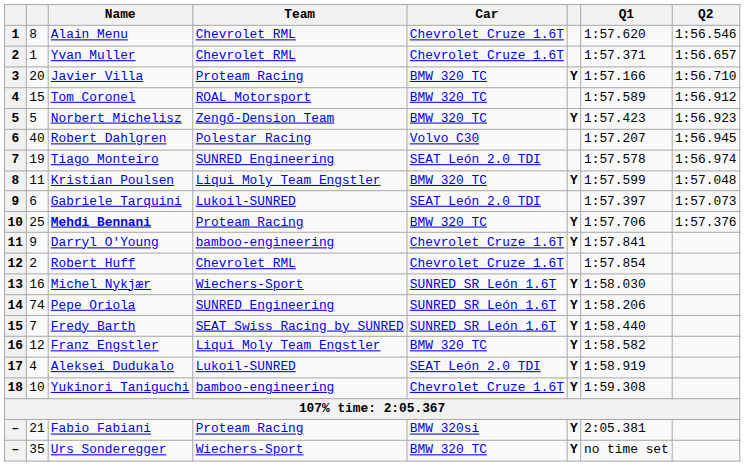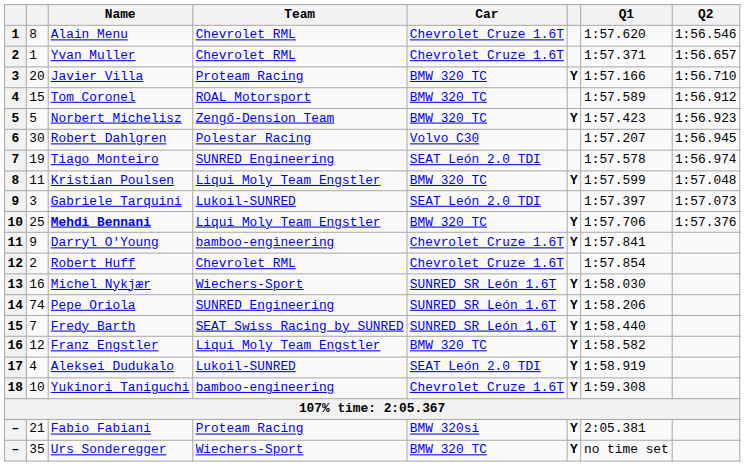(37, 140) 40 -> (37, 140) 30
(33, 202) 6 -> (33, 202) 3
(250, 223) Proteam Racing -> (288, 223) Liqui Moly Team Engstler
